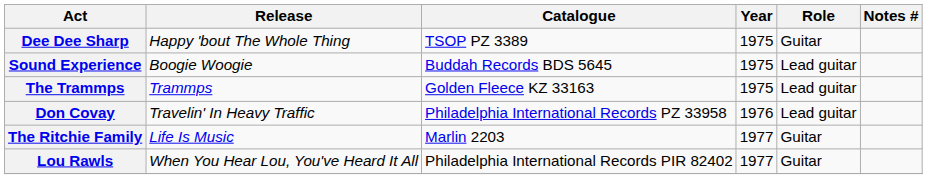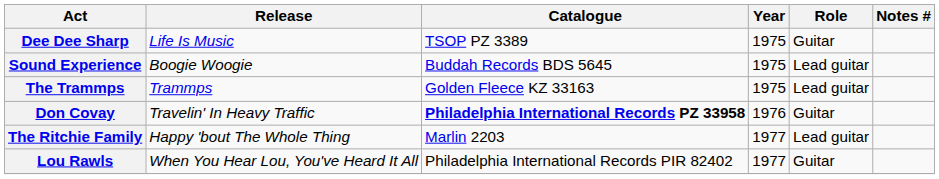(250, 40) Happy 'bout The Whole Thing -> (192, 40) Life Is Music
(576, 112) normal -> (585, 112) bold
(819, 112) Lead guitar -> (814, 112) Guitar
(192, 137) Life Is Music -> (250, 137) Happy 'bout The Whole Thing
(801, 137) Guitar -> (831, 137) Lead guitar
